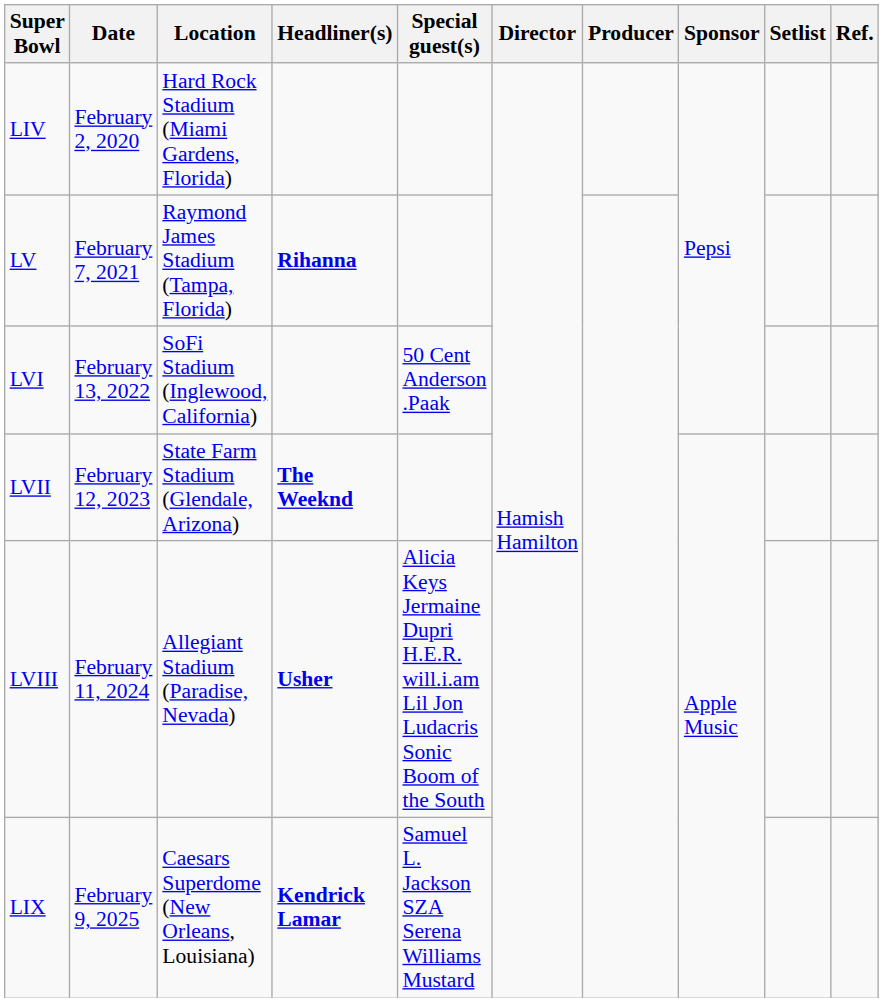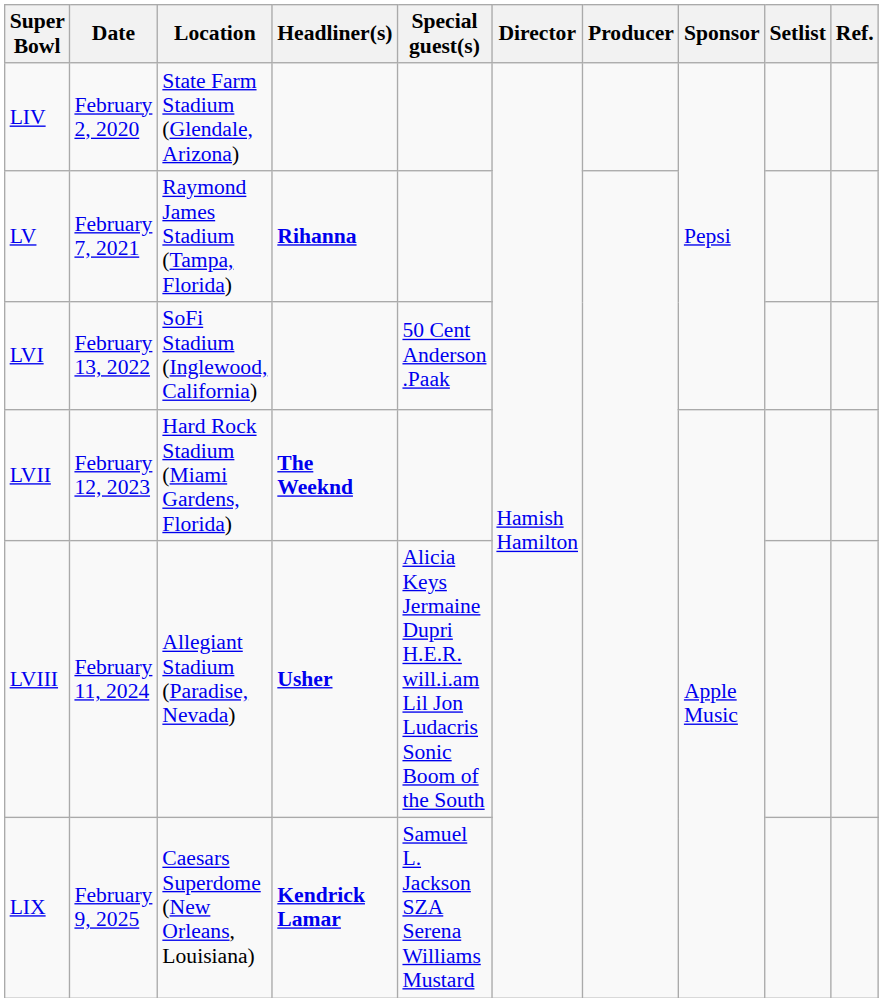(209, 128) Hard Rock Stadium (Miami Gardens, Florida) -> (209, 116) State Farm Stadium (Glendale, Arizona)
(209, 486) State Farm Stadium (Glendale, Arizona) -> (209, 474) Hard Rock Stadium (Miami Gardens, Florida)
